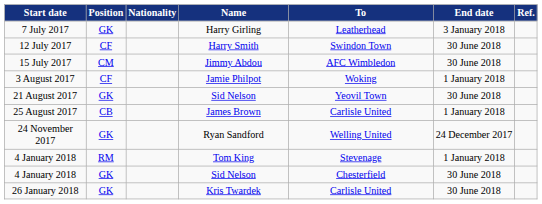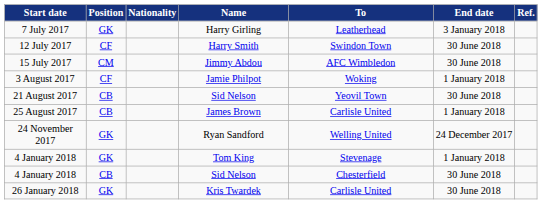(106, 96) GK -> (106, 96) CB
(106, 158) RM -> (106, 158) GK
(106, 174) GK -> (106, 174) CB
